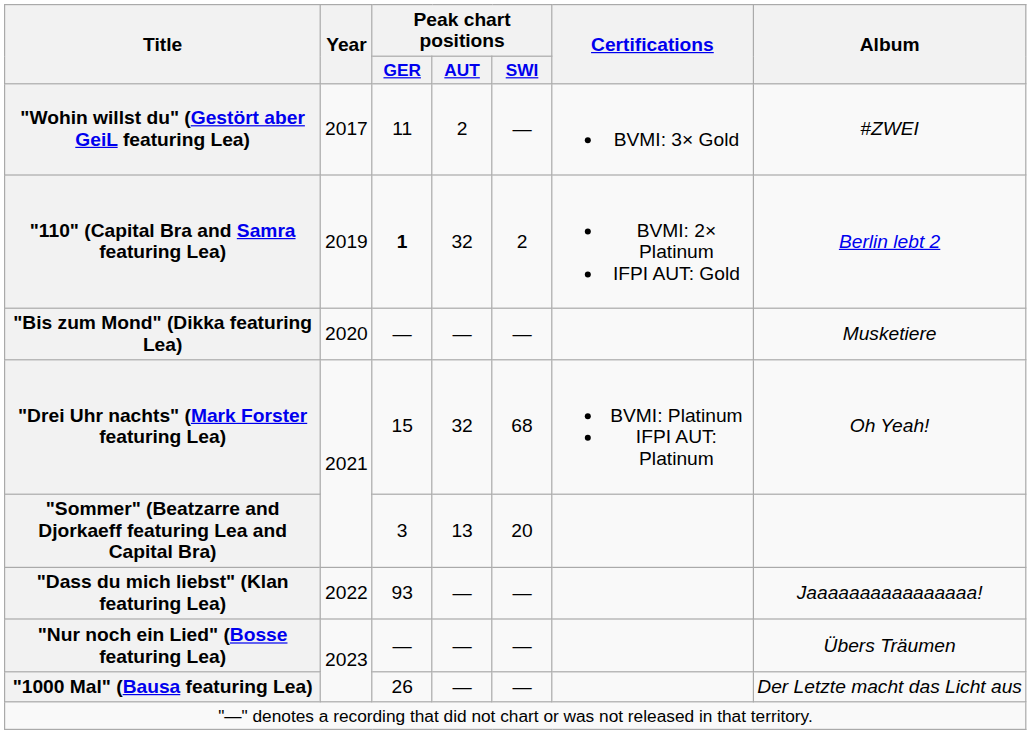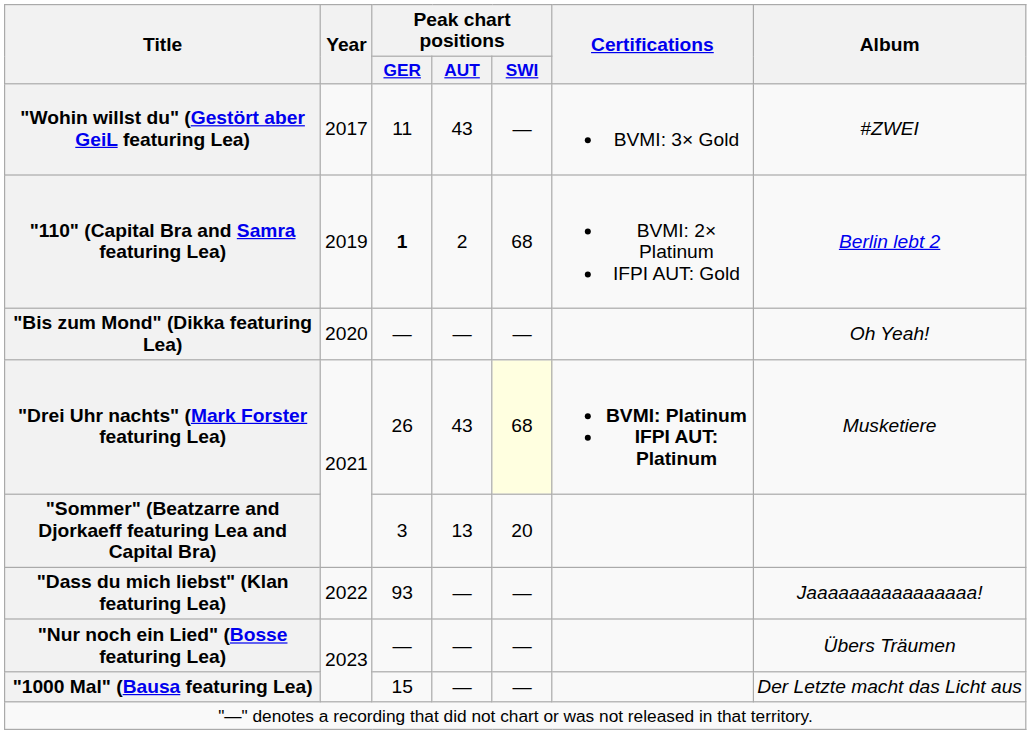(462, 129) 2 -> (462, 129) 43
(462, 241) 32 -> (462, 241) 2
(522, 241) 2 -> (522, 241) 68
(890, 333) Musketiere -> (890, 333) Oh Yeah!
(402, 426) 15 -> (402, 426) 26
(462, 426) 32 -> (462, 426) 43
(522, 426) no background -> (522, 426) lightyellow background
(652, 438) normal -> (652, 438) bold
(890, 426) Oh Yeah! -> (890, 426) Musketiere
(402, 686) 26 -> (402, 686) 15
